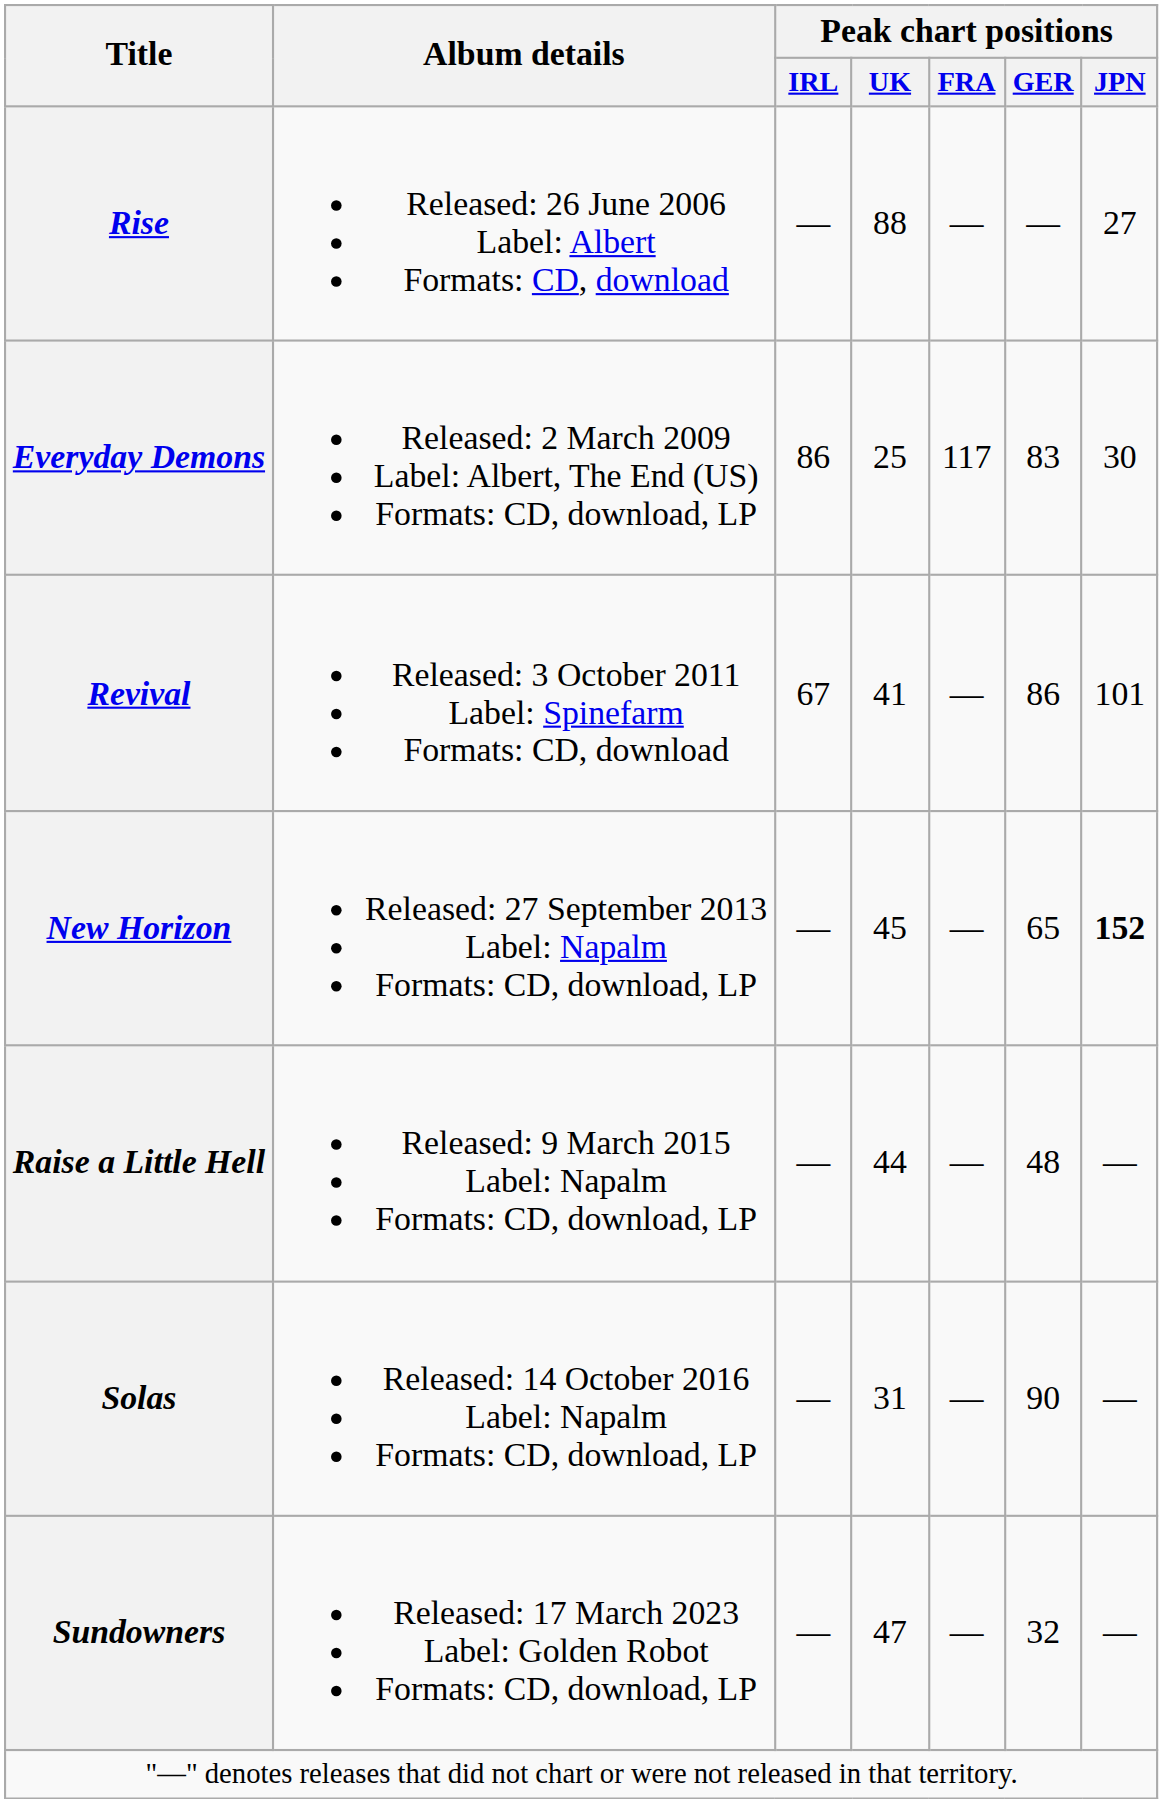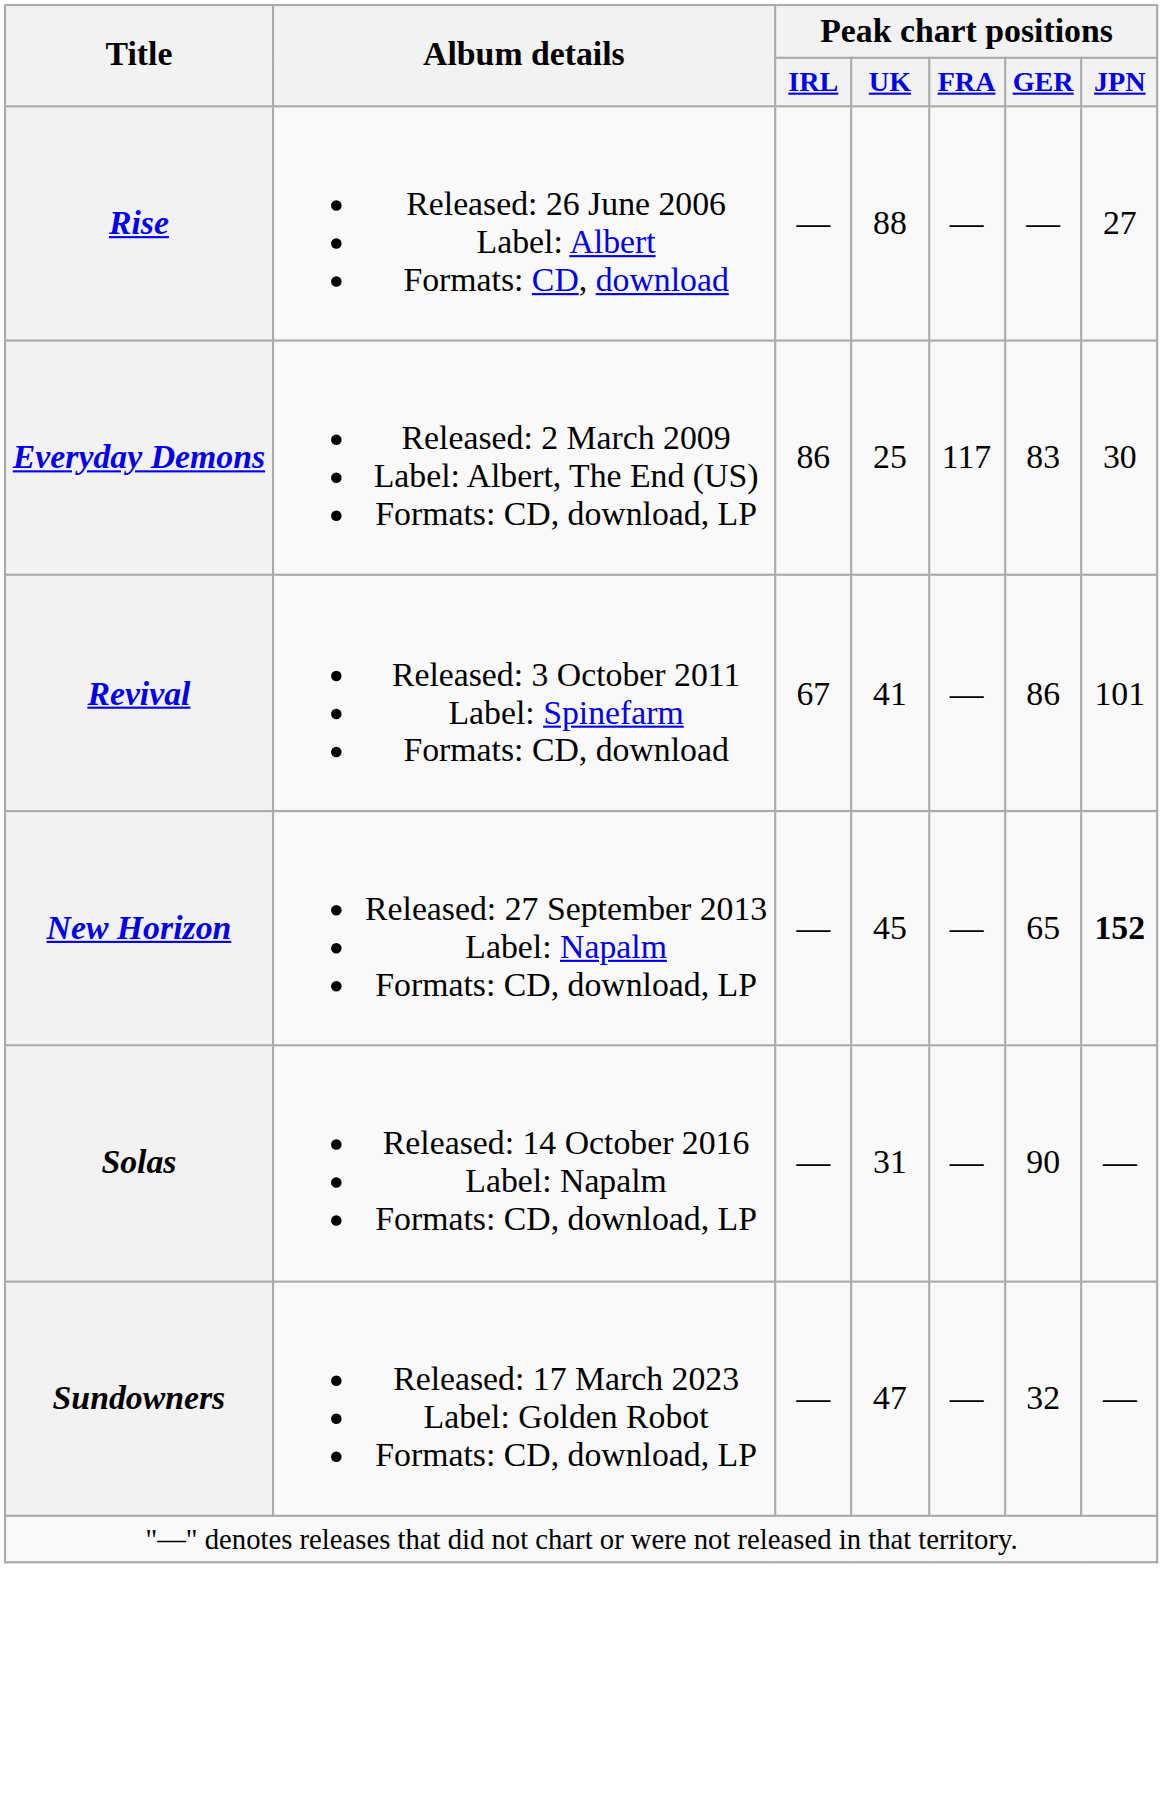- row: (139, 1162)
